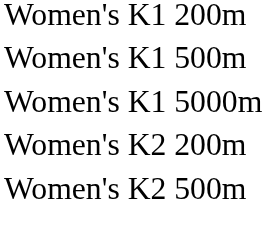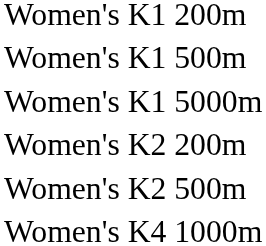+ row: (133, 232)
